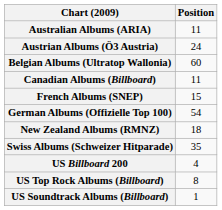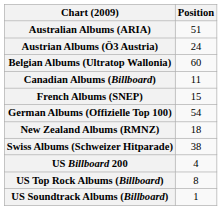(196, 29) 11 -> (196, 29) 51
(196, 146) 35 -> (196, 146) 38
